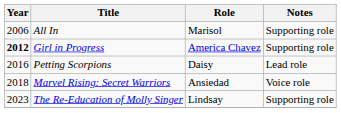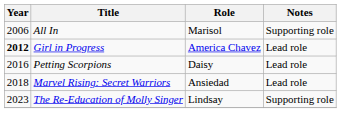(300, 47) Supporting role -> (286, 47) Lead role
(288, 82) Voice role -> (286, 82) Lead role
